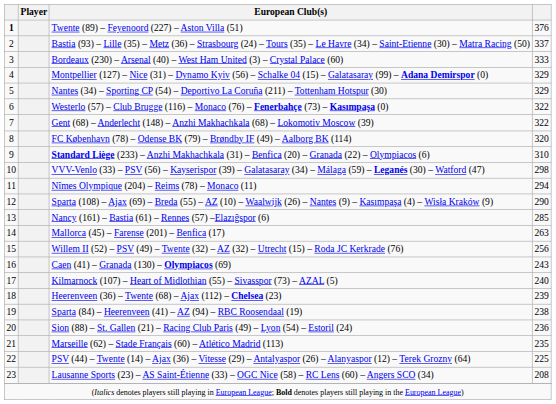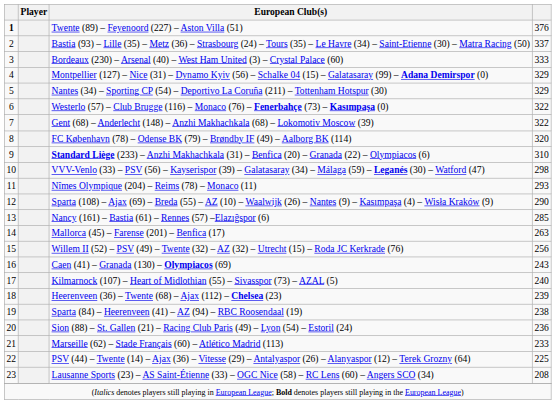(542, 186) 294 -> (542, 186) 293
(542, 344) 235 -> (542, 344) 233
